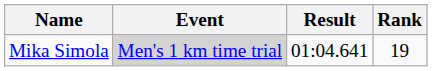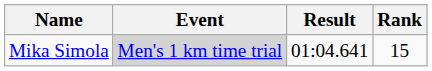(400, 50) 19 -> (400, 50) 15
